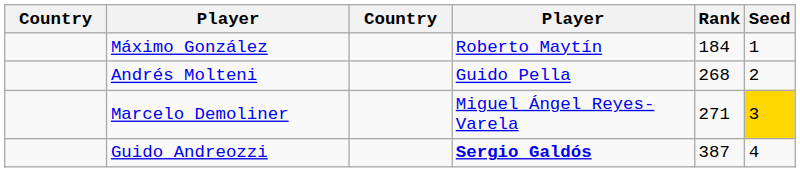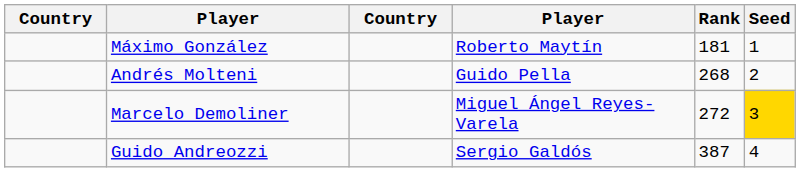(714, 47) 184 -> (714, 47) 181
(714, 114) 271 -> (714, 114) 272
(524, 153) bold -> (524, 153) normal
